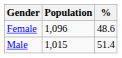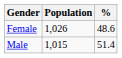(56, 28) 1,096 -> (56, 28) 1,026
